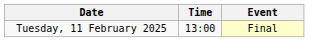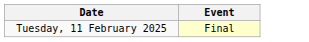- column: (200, 13)
